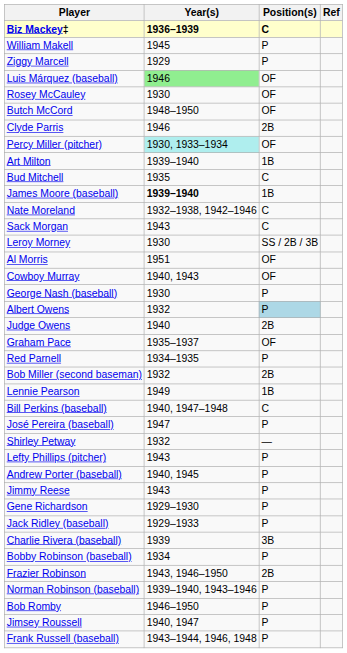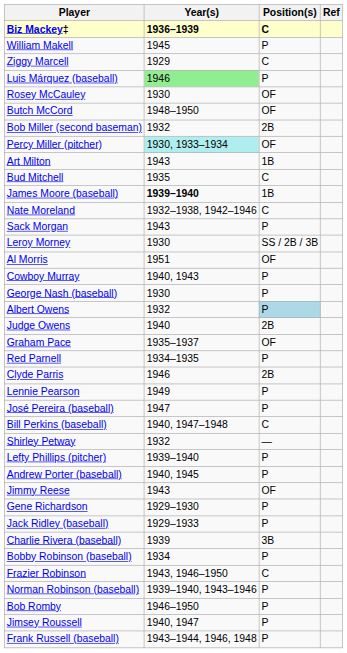(265, 62) P -> (265, 62) C
(269, 78) OF -> (265, 78) P
rows swapped: (74, 375) <-> (35, 128)
(173, 161) 1939–1940 -> (158, 161) 1943
(265, 227) C -> (265, 227) P
(269, 276) OF -> (265, 276) P
(268, 392) 1B -> (265, 392) P
rows swapped: (60, 425) <-> (57, 408)
(158, 458) 1943 -> (173, 458) 1939–1940
(265, 491) P -> (269, 491) OF
(268, 573) 2B -> (265, 573) C
